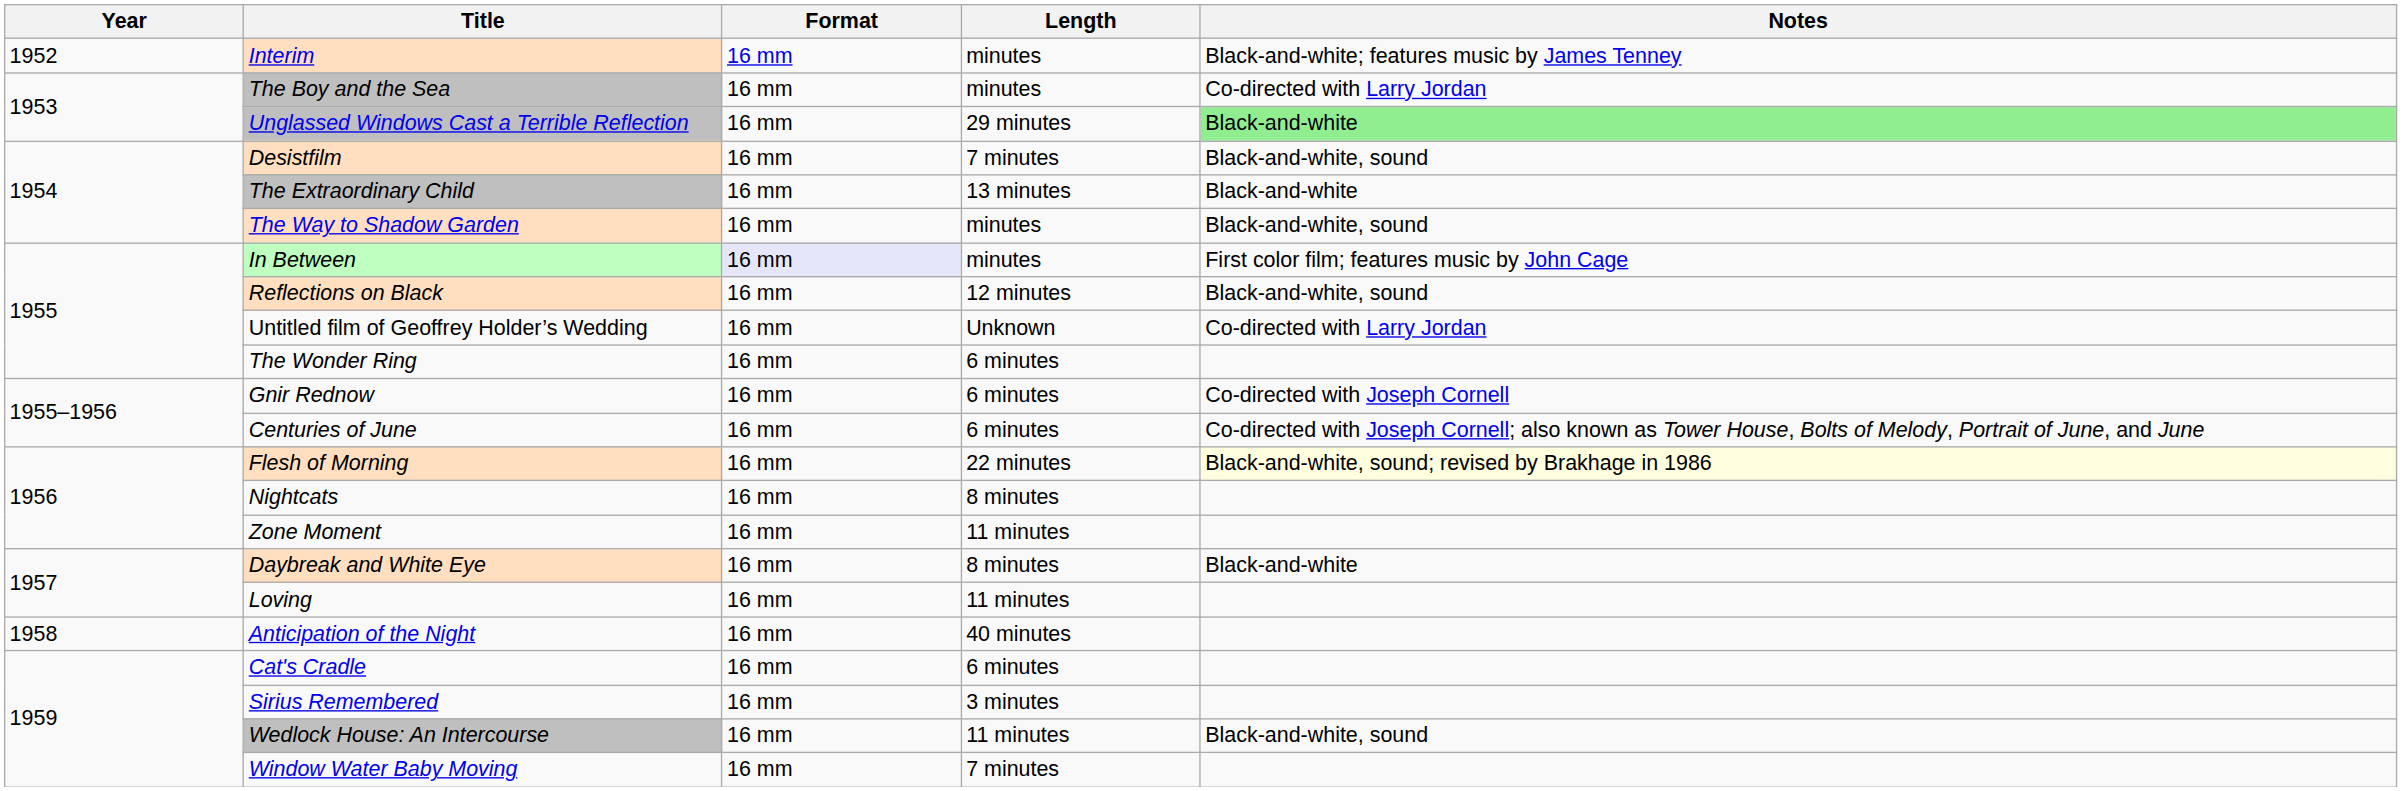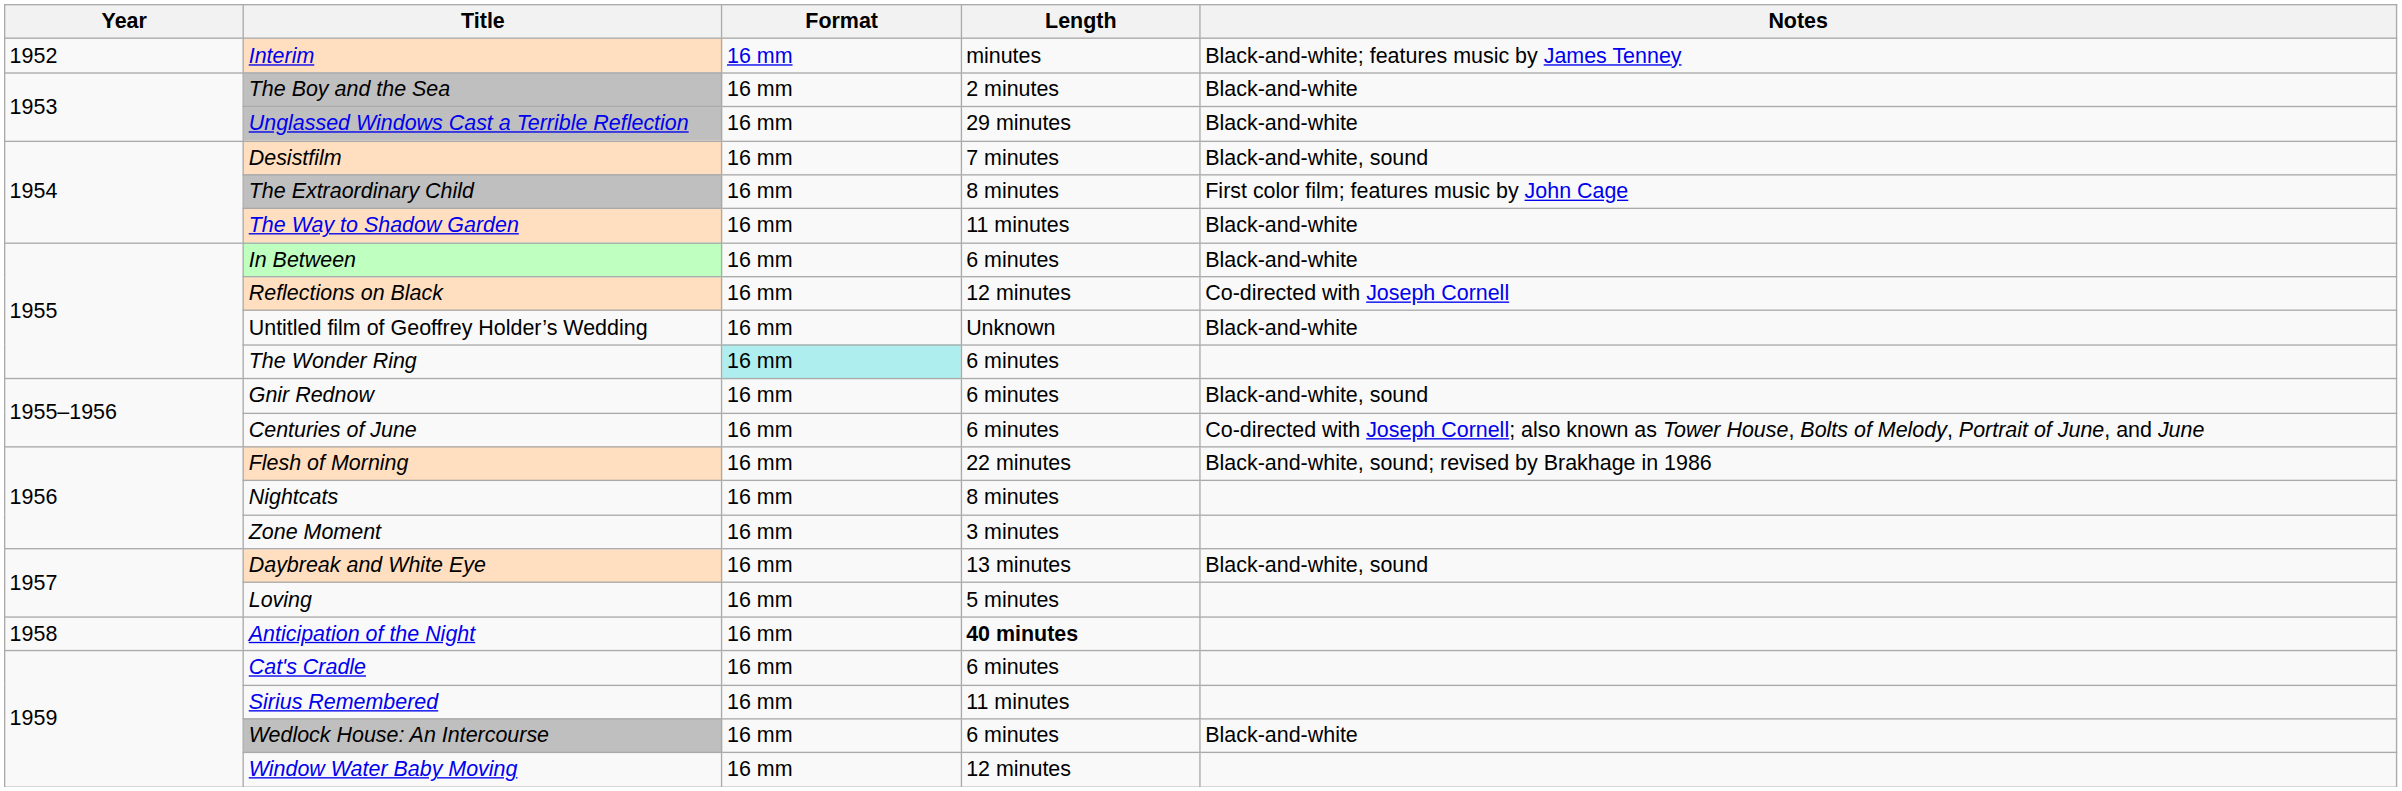(1004, 89) minutes -> (1013, 89) 2 minutes
(1346, 89) Co-directed with Larry Jordan -> (1282, 89) Black-and-white
(1282, 123) lightgreen background -> (1282, 123) no background
(1019, 191) 13 minutes -> (1013, 191) 8 minutes
(1282, 191) Black-and-white -> (1417, 191) First color film; features music by John Cage
(1004, 225) minutes -> (1018, 225) 11 minutes
(1317, 225) Black-and-white, sound -> (1282, 225) Black-and-white
(760, 259) lavender background -> (760, 259) no background
(1004, 259) minutes -> (1013, 259) 6 minutes
(1417, 259) First color film; features music by John Cage -> (1282, 259) Black-and-white
(1317, 293) Black-and-white, sound -> (1357, 293) Co-directed with Joseph Cornell
(1346, 327) Co-directed with Larry Jordan -> (1282, 327) Black-and-white
(760, 361) no background -> (760, 361) paleturquoise background
(1357, 395) Co-directed with Joseph Cornell -> (1317, 395) Black-and-white, sound
(1459, 463) lightyellow background -> (1459, 463) no background
(1018, 531) 11 minutes -> (1013, 531) 3 minutes
(1013, 565) 8 minutes -> (1019, 565) 13 minutes
(1282, 565) Black-and-white -> (1317, 565) Black-and-white, sound
(1018, 599) 11 minutes -> (1013, 599) 5 minutes
(1019, 633) normal -> (1022, 633) bold
(1013, 701) 3 minutes -> (1018, 701) 11 minutes
(1018, 735) 11 minutes -> (1013, 735) 6 minutes
(1317, 735) Black-and-white, sound -> (1282, 735) Black-and-white
(1013, 769) 7 minutes -> (1019, 769) 12 minutes
